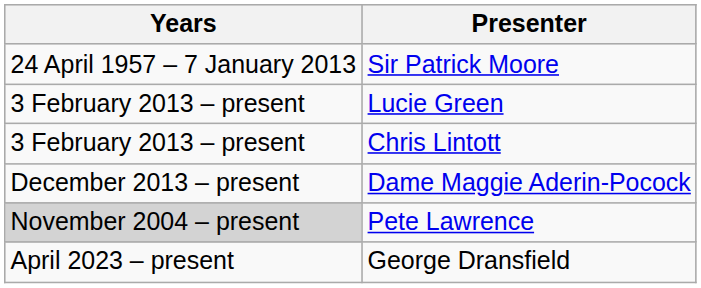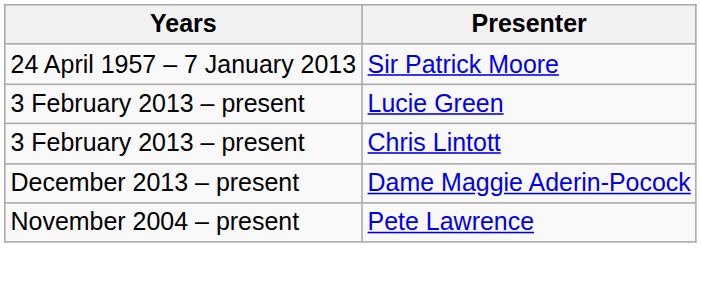(155, 222) lightgrey background -> (155, 222) no background
- row: (469, 261)
